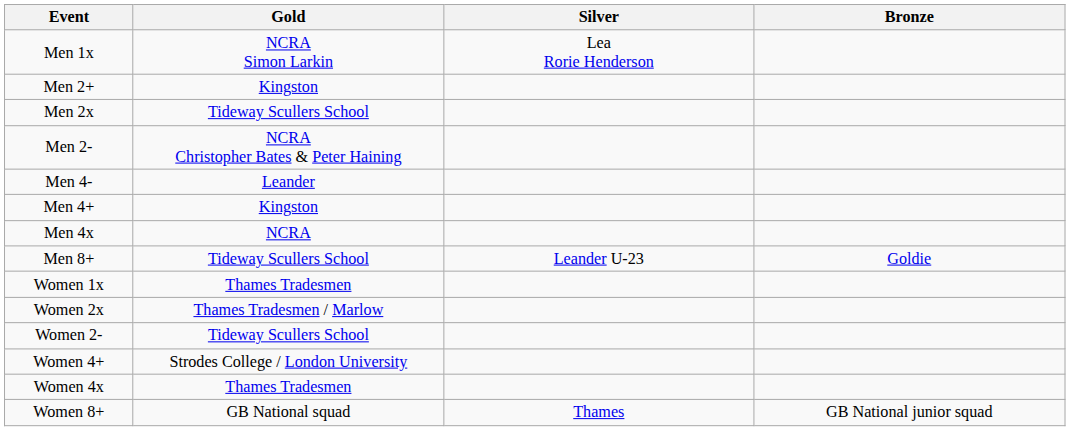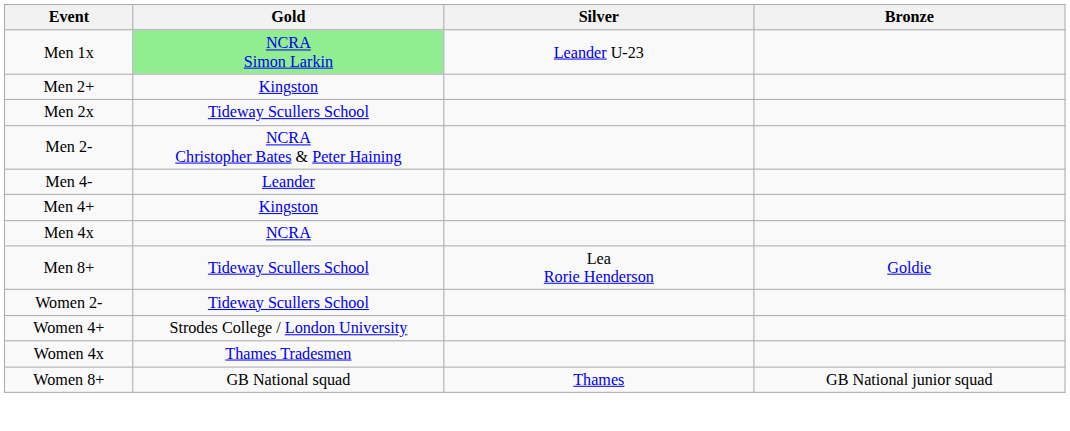(288, 52) no background -> (288, 52) lightgreen background
(599, 52) Lea Rorie Henderson -> (599, 52) Leander U-23
(599, 258) Leander U-23 -> (599, 267) Lea Rorie Henderson
- row: (69, 284)
- row: (69, 309)
